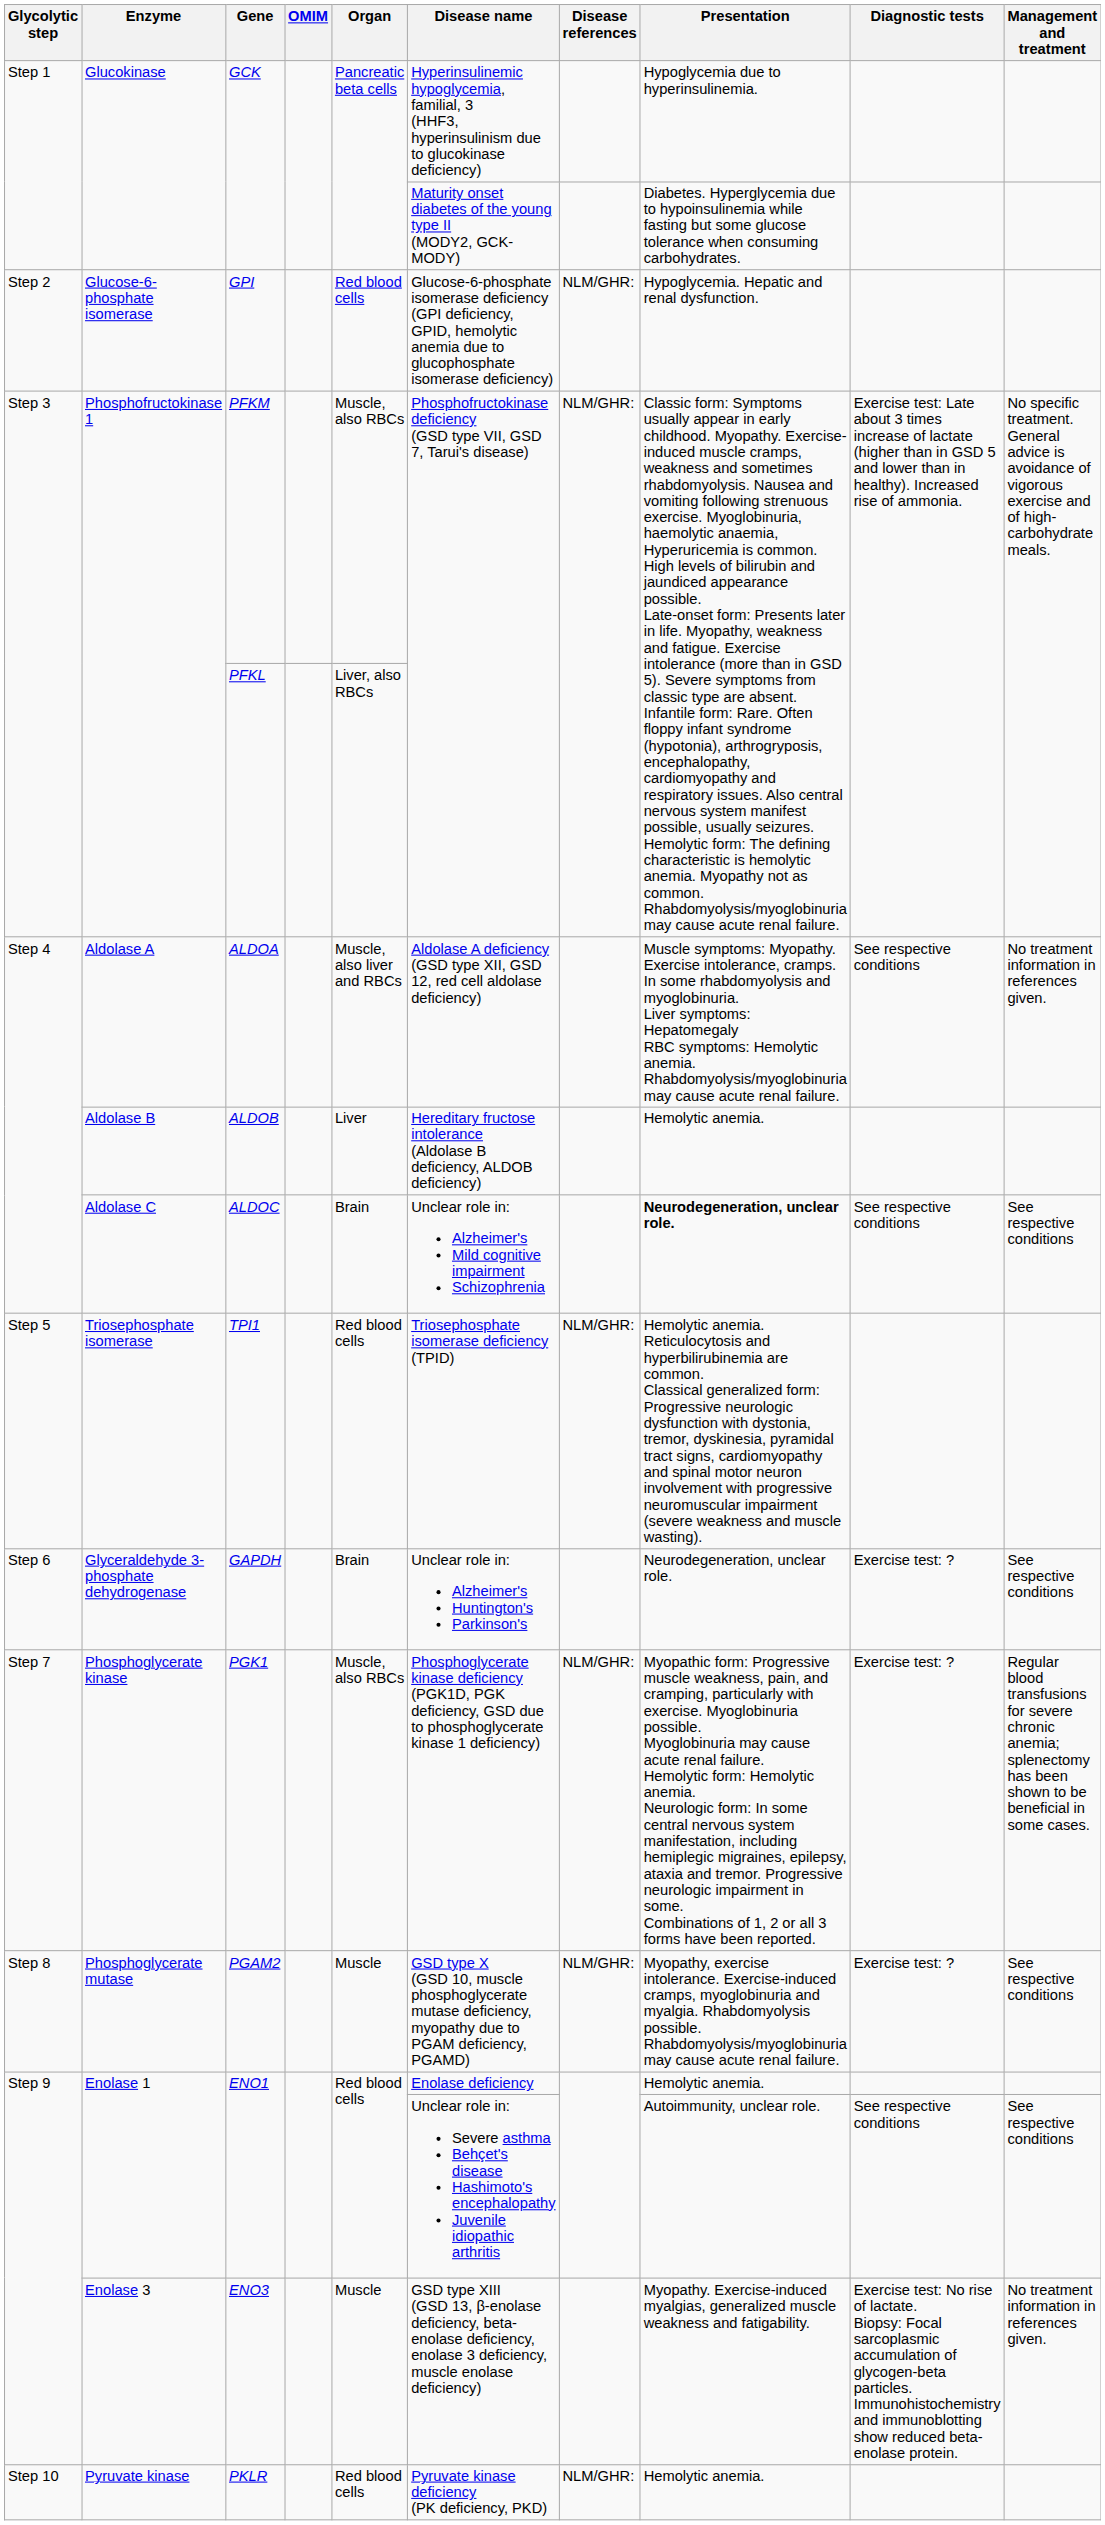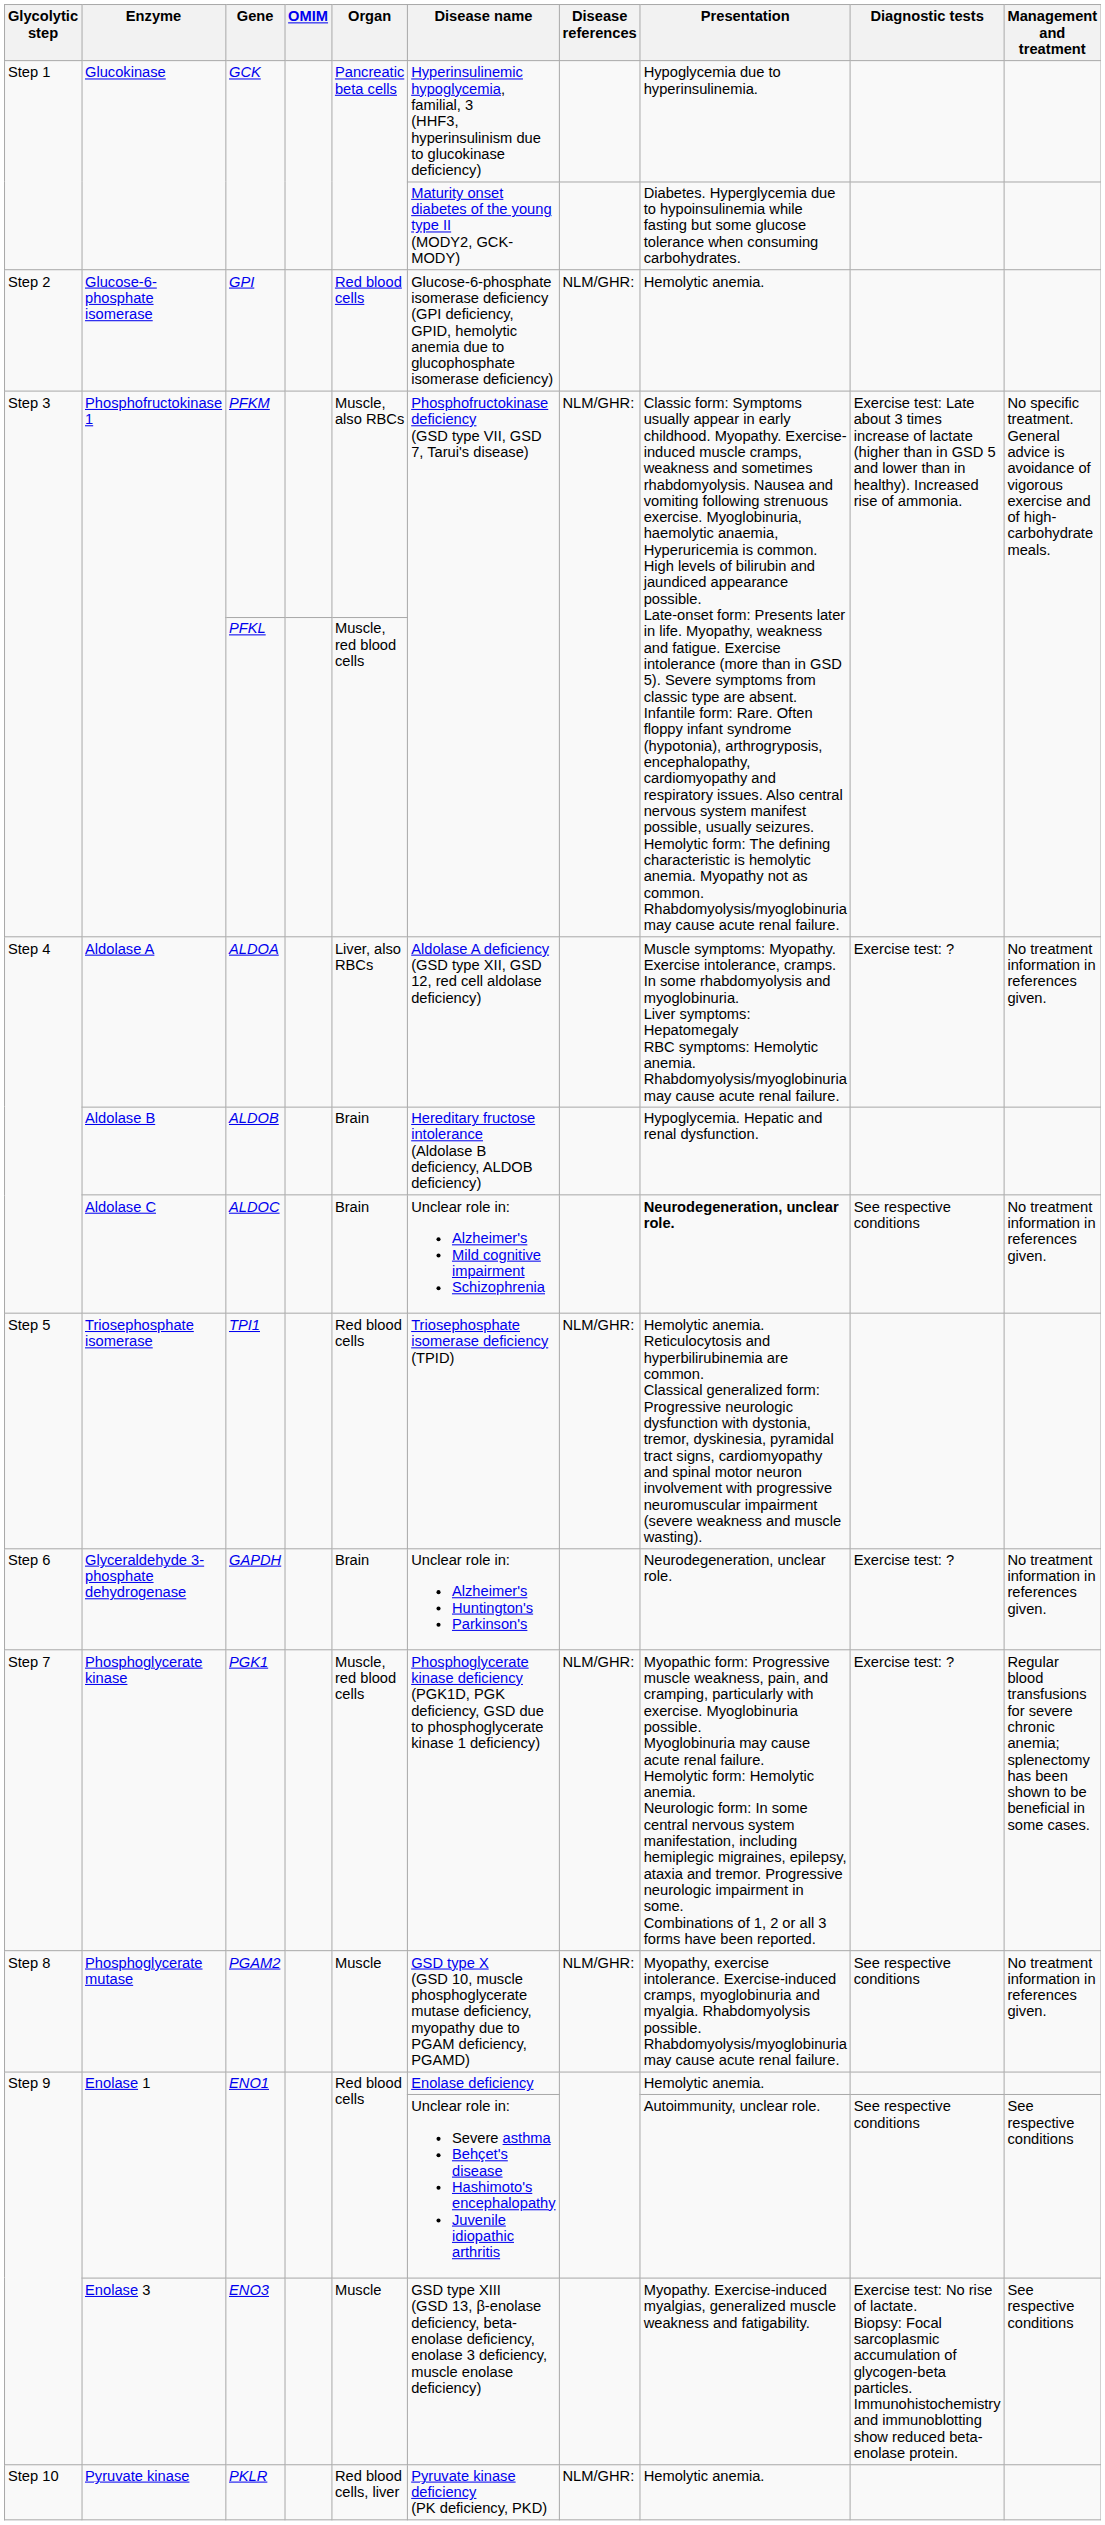(733, 290) Hypoglycemia. Hepatic and renal dysfunction. -> (704, 282) Hemolytic anemia.
(368, 684) Liver, also RBCs -> (366, 645) Muscle, red blood cells
(368, 965) Muscle, also liver and RBCs -> (368, 957) Liver, also RBCs
(902, 957) See respective conditions -> (904, 949) Exercise test: ?
(351, 1119) Liver -> (352, 1119) Brain
(704, 1119) Hemolytic anemia. -> (733, 1127) Hypoglycemia. Hepatic and renal dysfunction.
(1041, 1223) See respective conditions -> (1051, 1232) No treatment information in references given.
(1041, 1577) See respective conditions -> (1051, 1585) No treatment information in references given.
(370, 1670) Muscle, also RBCs -> (366, 1678) Muscle, red blood cells
(904, 1962) Exercise test: ? -> (902, 1971) See respective conditions
(1041, 1979) See respective conditions -> (1051, 1987) No treatment information in references given.
(1051, 2314) No treatment information in references given. -> (1041, 2306) See respective conditions
(368, 2484) Red blood cells -> (368, 2484) Red blood cells, liver
